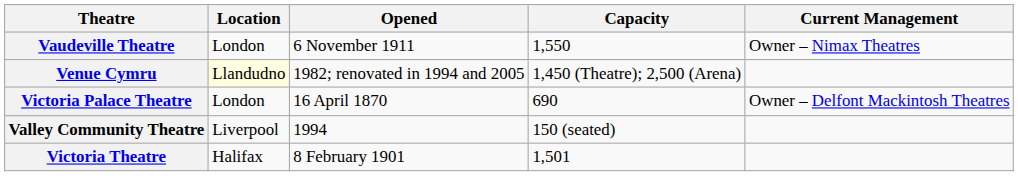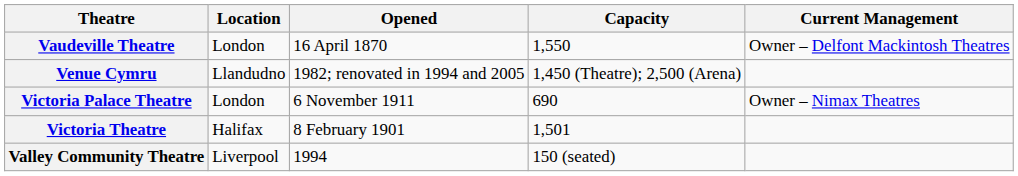(354, 46) 6 November 1911 -> (340, 46) 16 April 1870
(834, 46) Owner – Nimax Theatres -> (879, 46) Owner – Delfont Mackintosh Theatres
(249, 73) lightyellow background -> (249, 73) no background
(340, 101) 16 April 1870 -> (354, 101) 6 November 1911
(879, 101) Owner – Delfont Mackintosh Theatres -> (834, 101) Owner – Nimax Theatres
rows swapped: (106, 156) <-> (106, 129)
